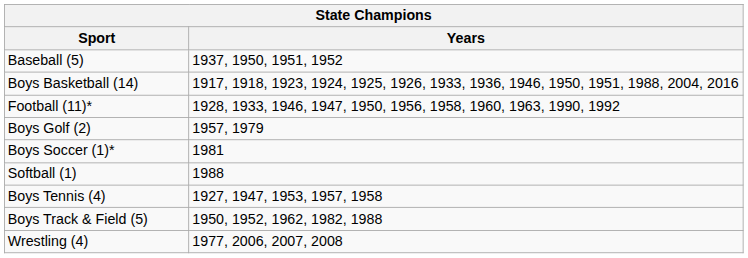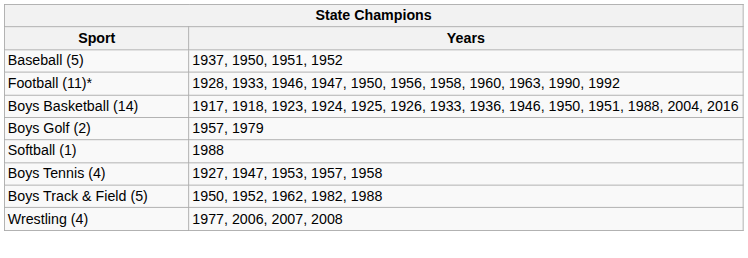rows swapped: (73, 83) <-> (50, 106)
- row: (61, 151)
